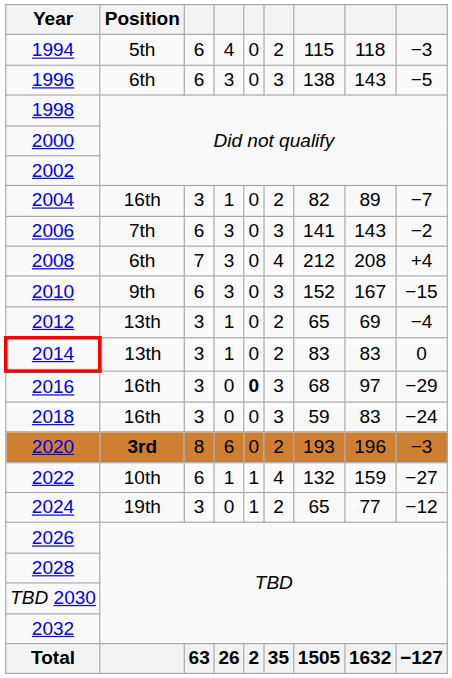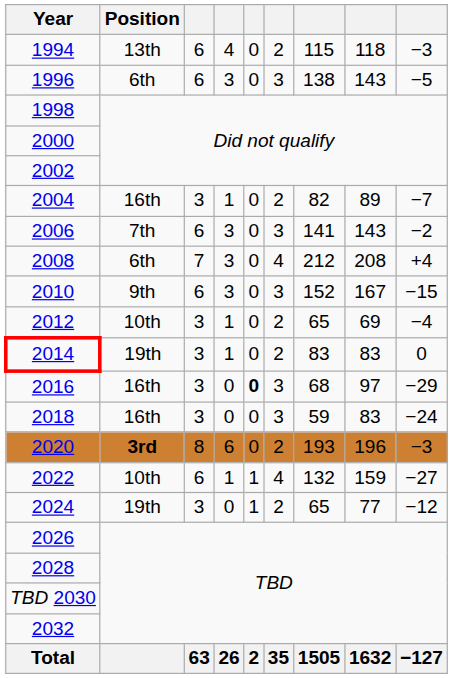(142, 49) 5th -> (142, 49) 13th
(142, 322) 13th -> (142, 322) 10th
(143, 354) 13th -> (143, 354) 19th
